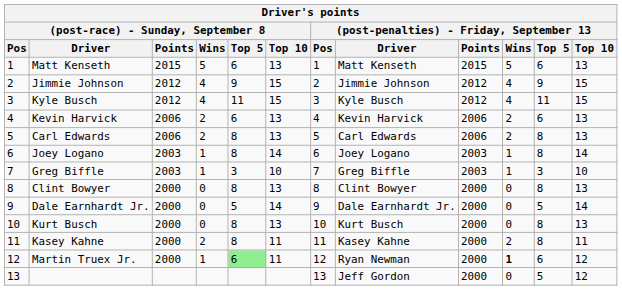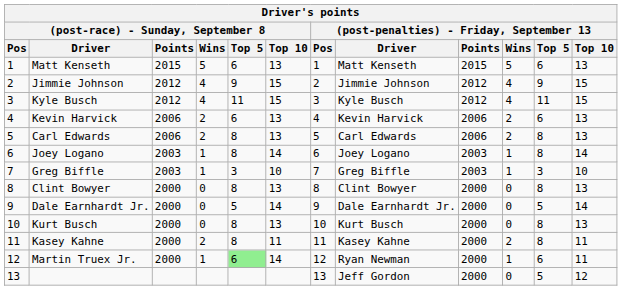(275, 259) 11 -> (275, 259) 14
(509, 259) bold -> (509, 259) normal
(581, 259) 12 -> (581, 259) 11
